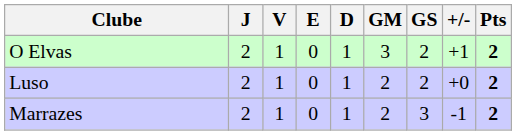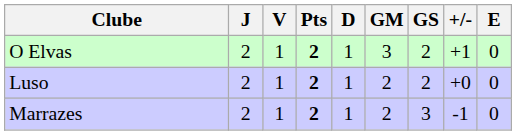columns swapped: (313, 20) <-> (493, 20)
